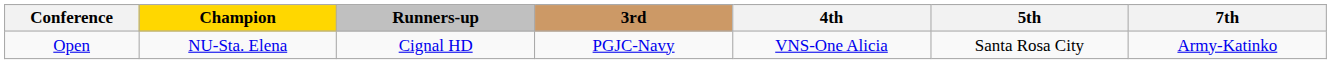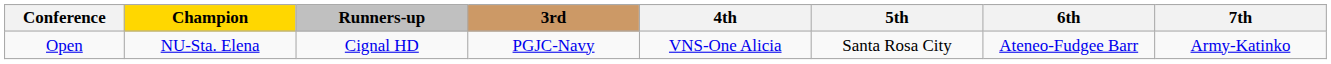+ column: (1069, 17)
